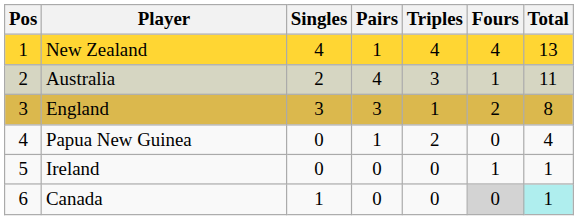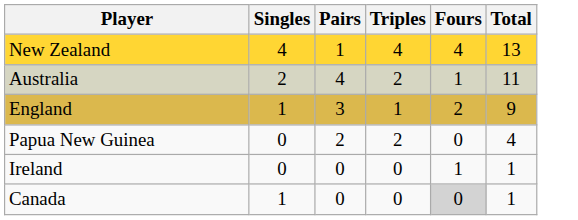- column: (23, 19)
(435, 79) 3 -> (398, 79) 2
(319, 109) 3 -> (282, 109) 1
(548, 109) 8 -> (511, 109) 9
(377, 139) 1 -> (340, 139) 2
(548, 199) paleturquoise background -> (511, 199) no background
